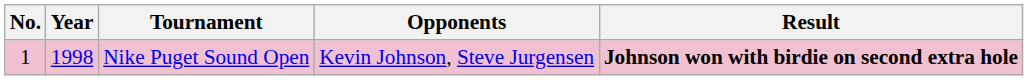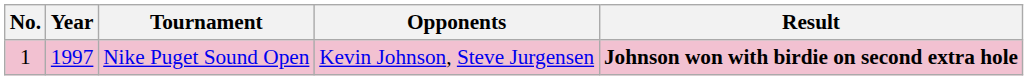(72, 57) 1998 -> (72, 57) 1997
